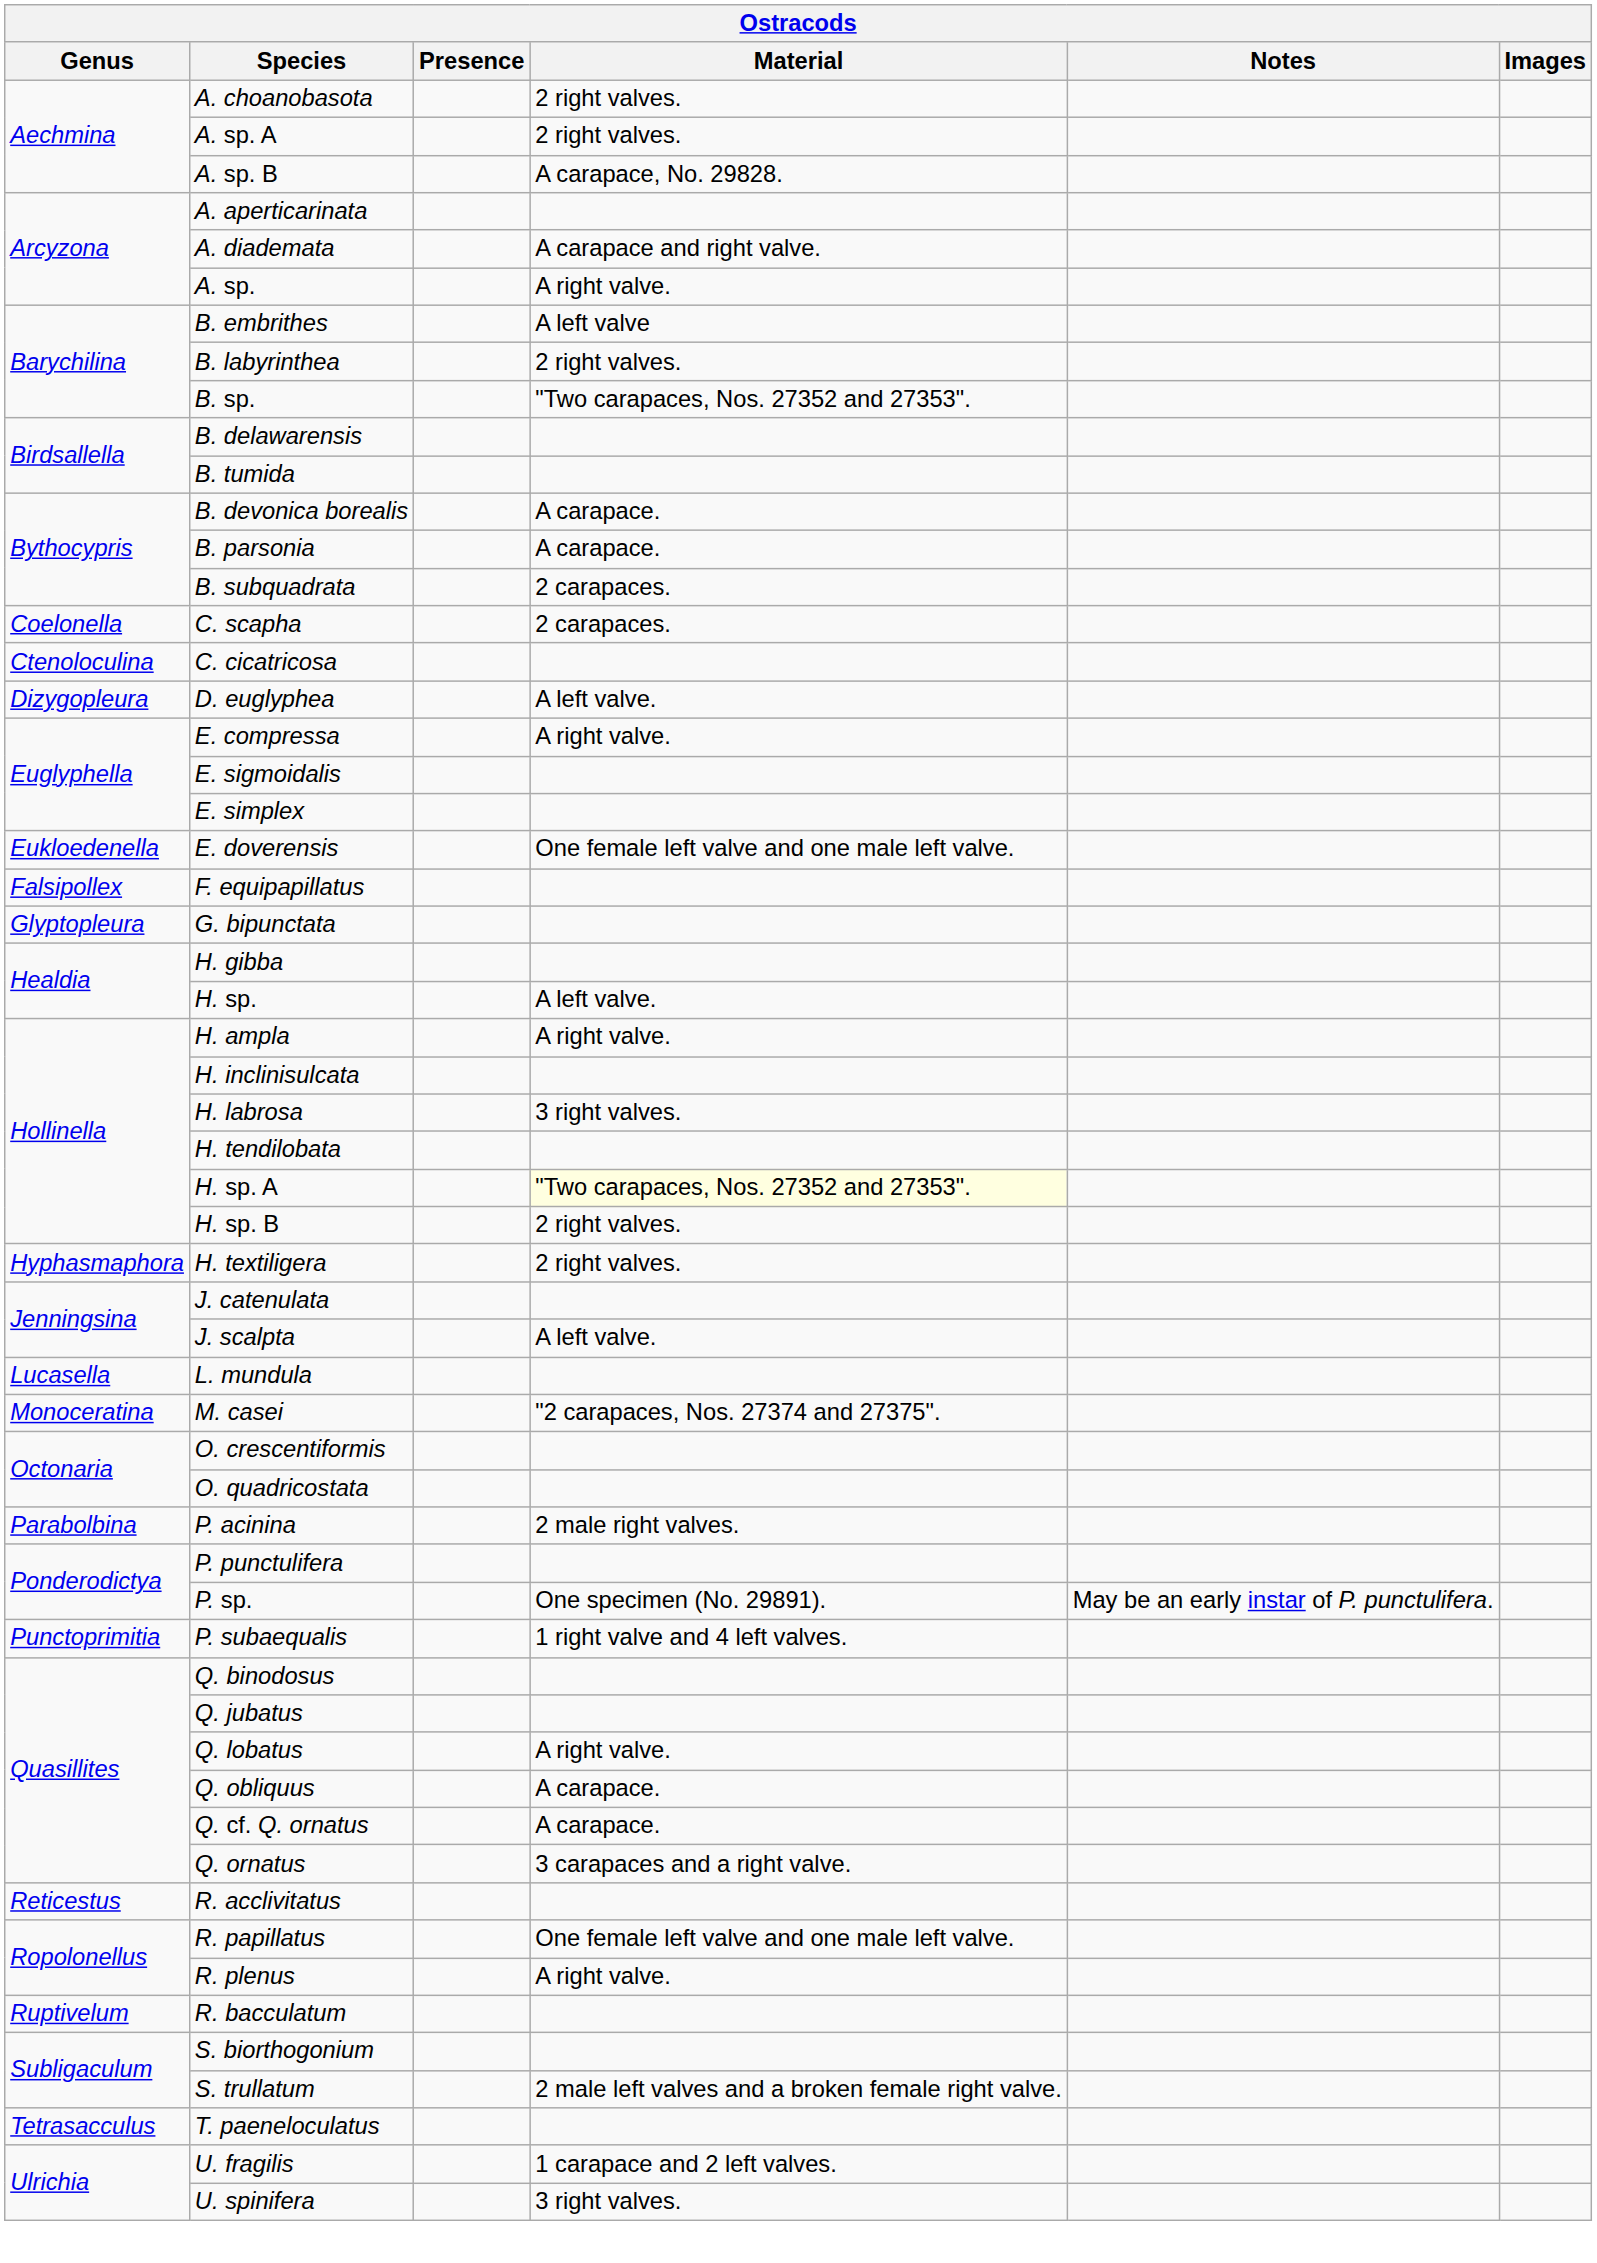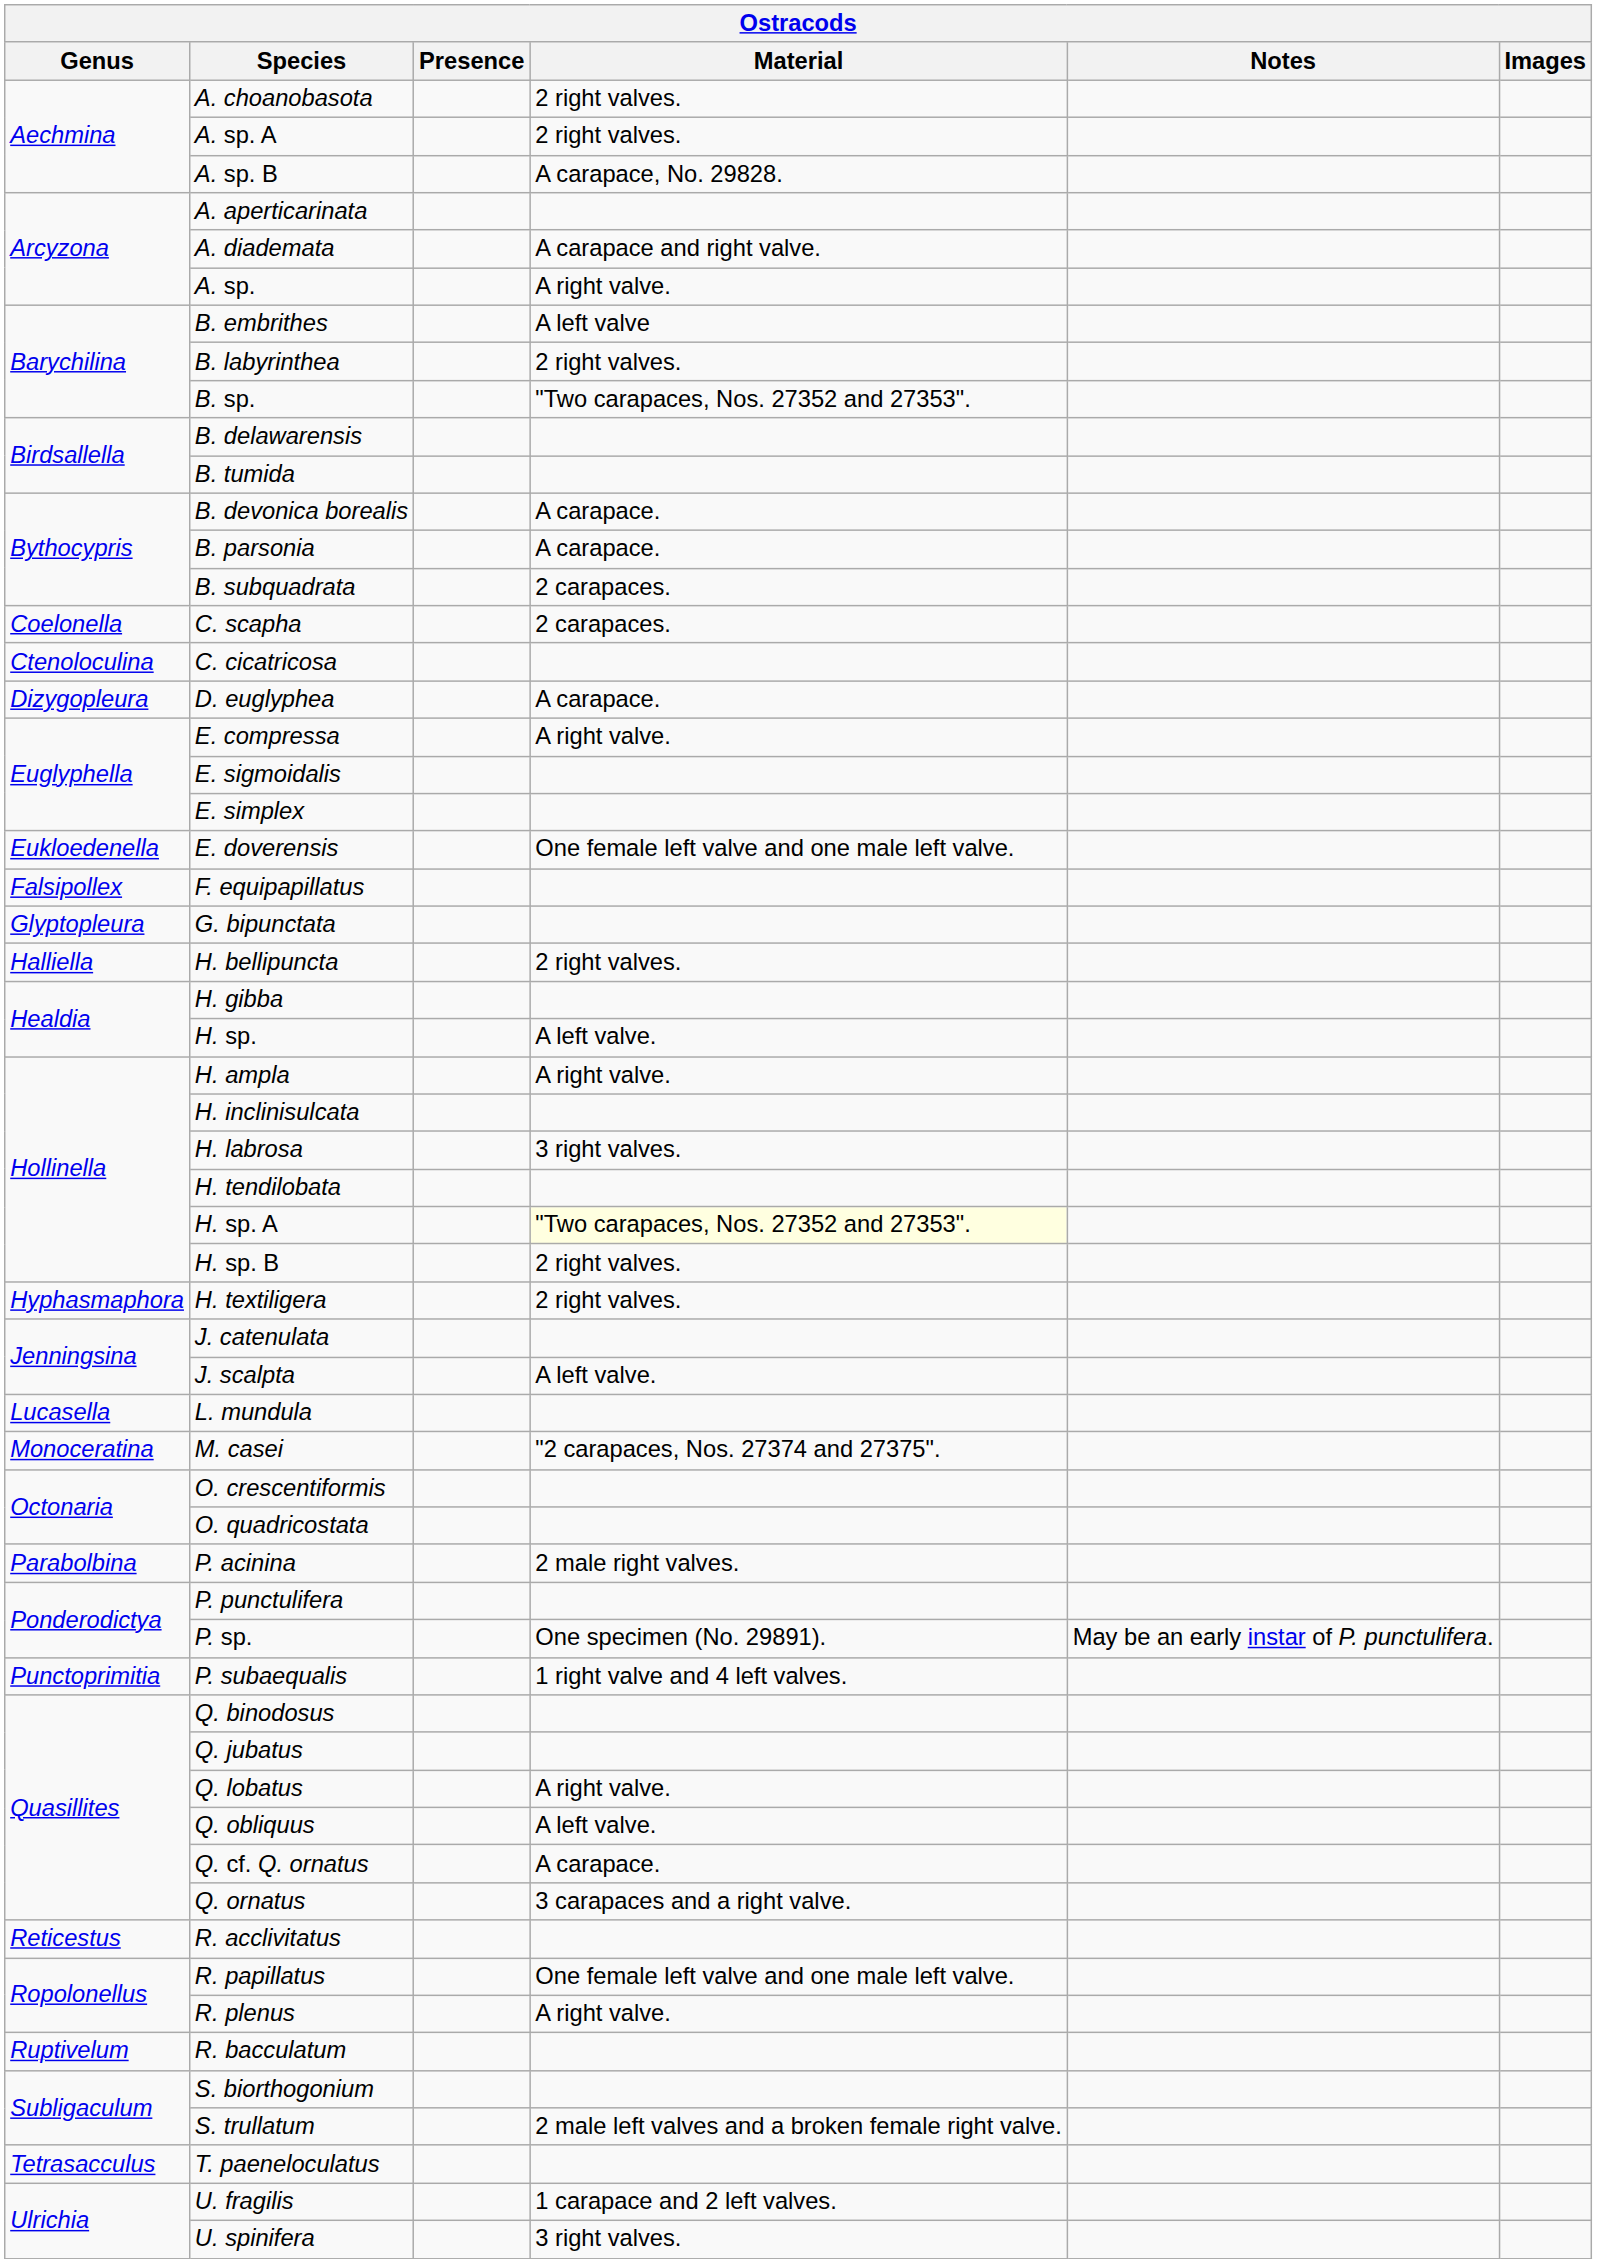(596, 699) A left valve. -> (598, 699) A carapace.
+ row: (267, 962)
(598, 1788) A carapace. -> (596, 1825) A left valve.
